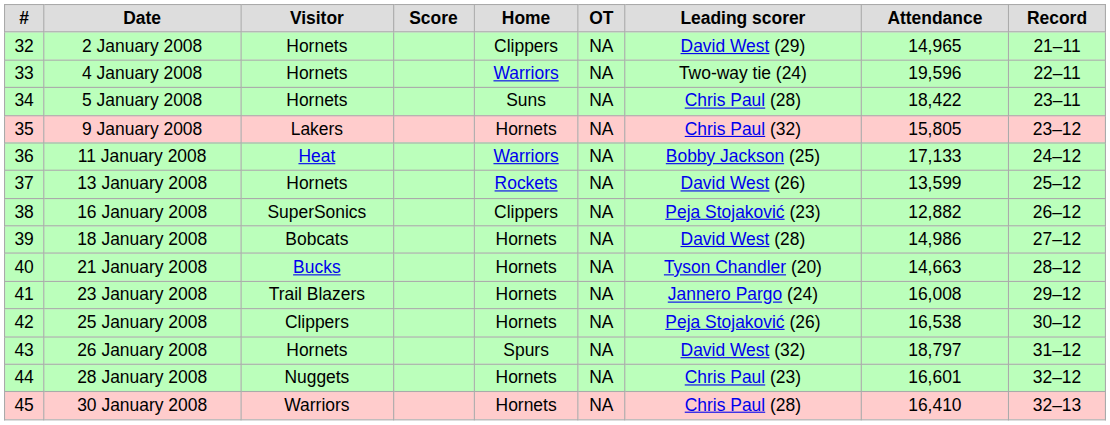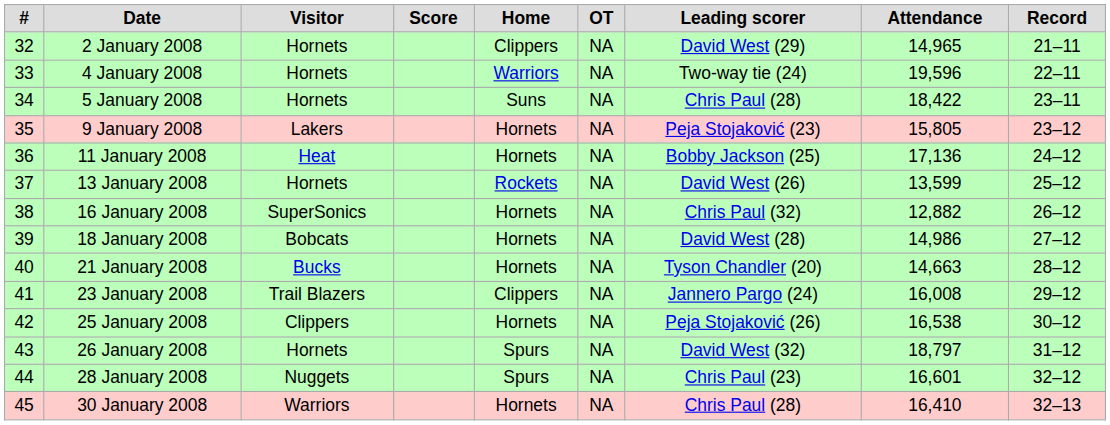(743, 128) Chris Paul (32) -> (743, 128) Peja Stojaković (23)
(526, 156) Warriors -> (526, 156) Hornets
(935, 156) 17,133 -> (935, 156) 17,136
(526, 211) Clippers -> (526, 211) Hornets
(743, 211) Peja Stojaković (23) -> (743, 211) Chris Paul (32)
(526, 294) Hornets -> (526, 294) Clippers
(526, 377) Hornets -> (526, 377) Spurs
